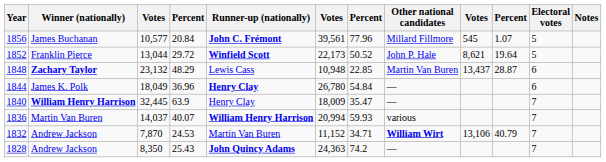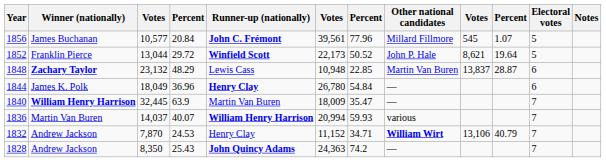(476, 70) 13,437 -> (476, 70) 13,837
(232, 102) Henry Clay -> (245, 102) Martin Van Buren
(245, 133) Martin Van Buren -> (232, 133) Henry Clay
